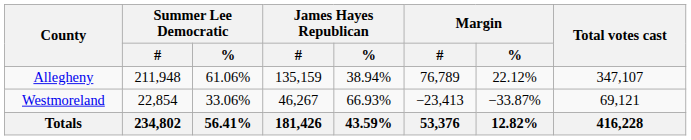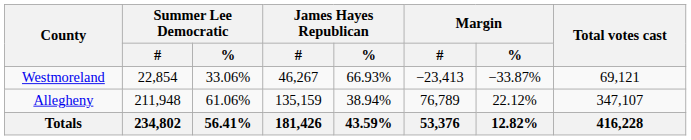rows swapped: (63, 77) <-> (63, 100)
